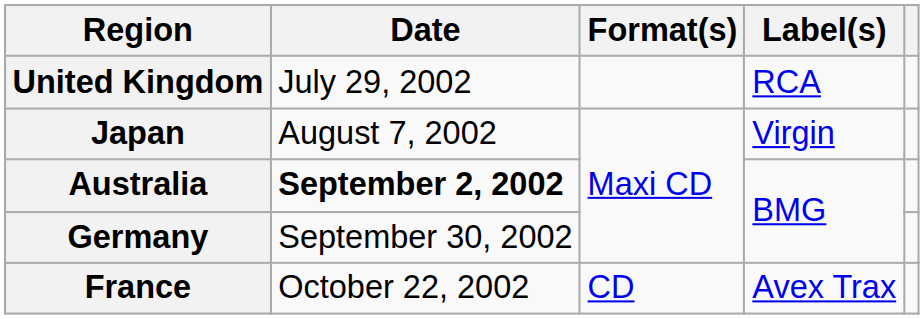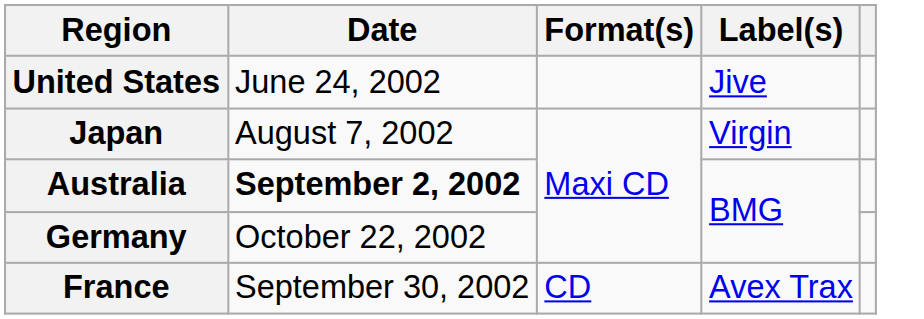+ row: (116, 81)
- row: (138, 81)
(425, 236) September 30, 2002 -> (361, 236) October 22, 2002
(404, 287) October 22, 2002 -> (382, 287) September 30, 2002
